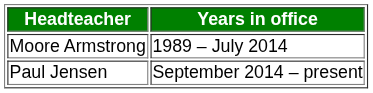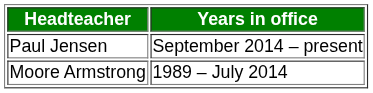rows swapped: (78, 46) <-> (58, 72)
